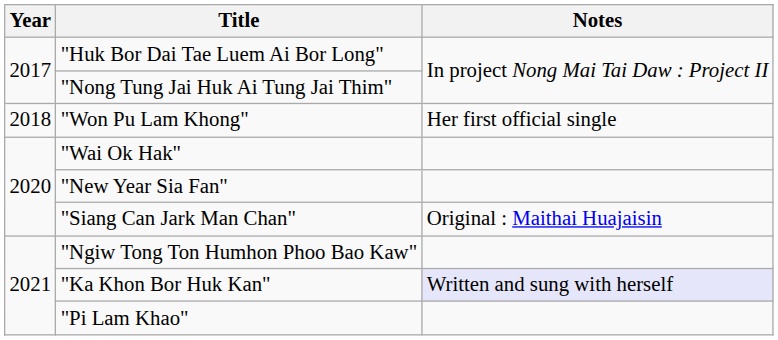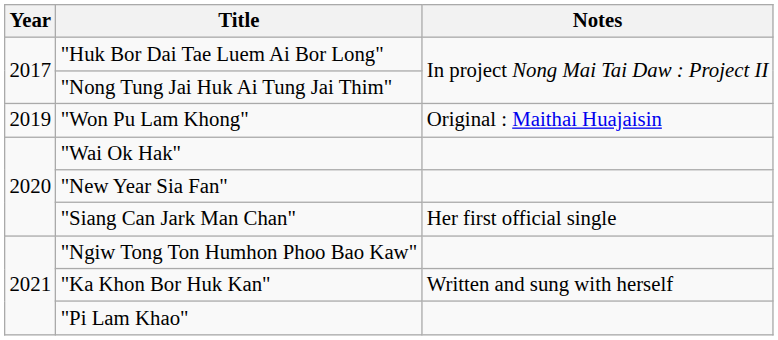(30, 119) 2018 -> (30, 119) 2019
(522, 119) Her first official single -> (544, 119) Original : Maithai Huajaisin
(544, 218) Original : Maithai Huajaisin -> (522, 218) Her first official single
(550, 284) lavender background -> (550, 284) no background
